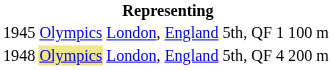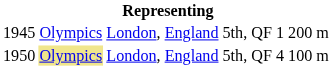(309, 33) 100 m -> (309, 33) 200 m
(19, 55) 1948 -> (19, 55) 1950
(309, 55) 200 m -> (309, 55) 100 m
